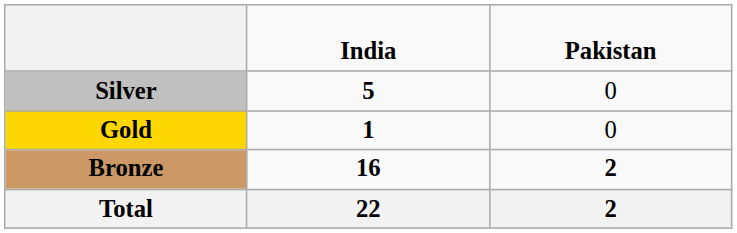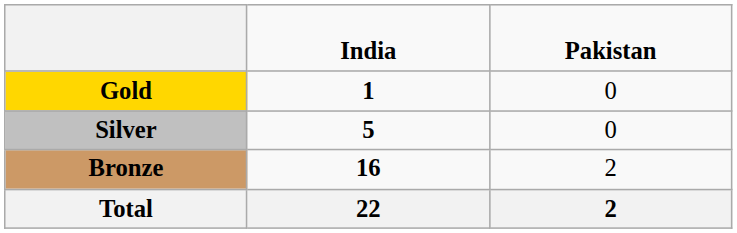rows swapped: (126, 129) <-> (126, 90)
(611, 168) bold -> (611, 168) normal
